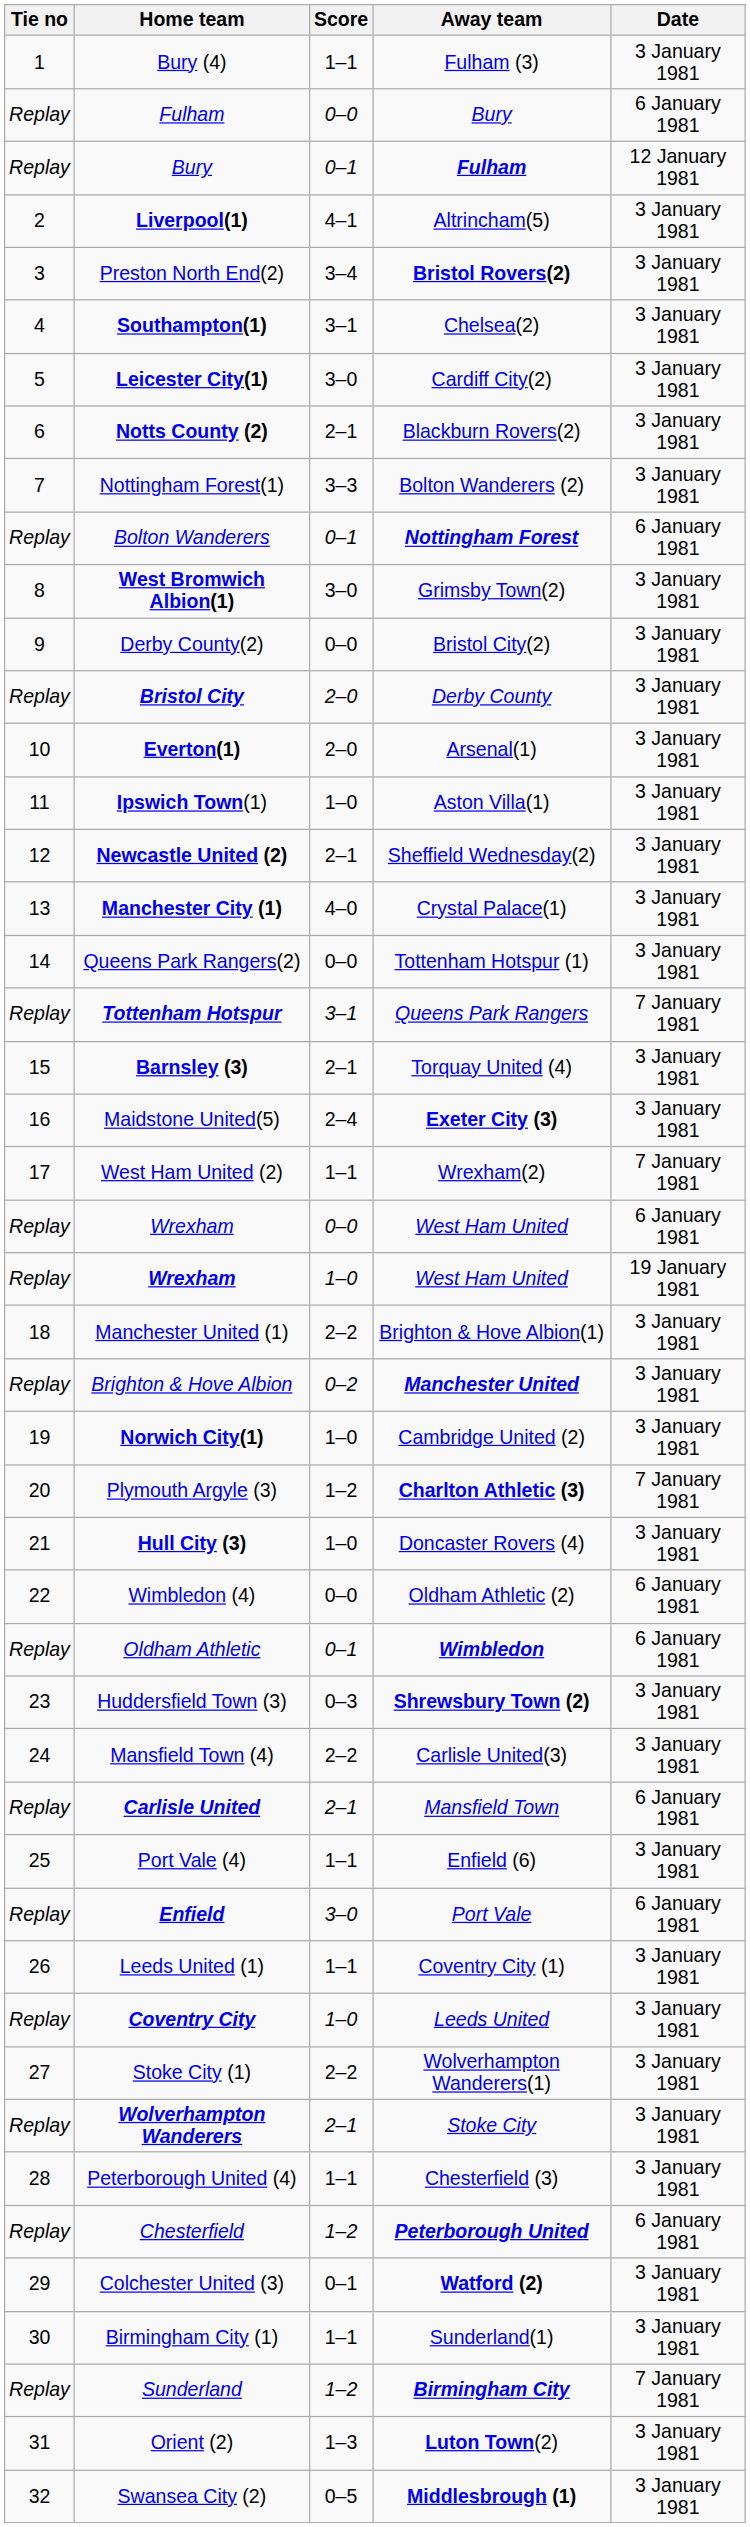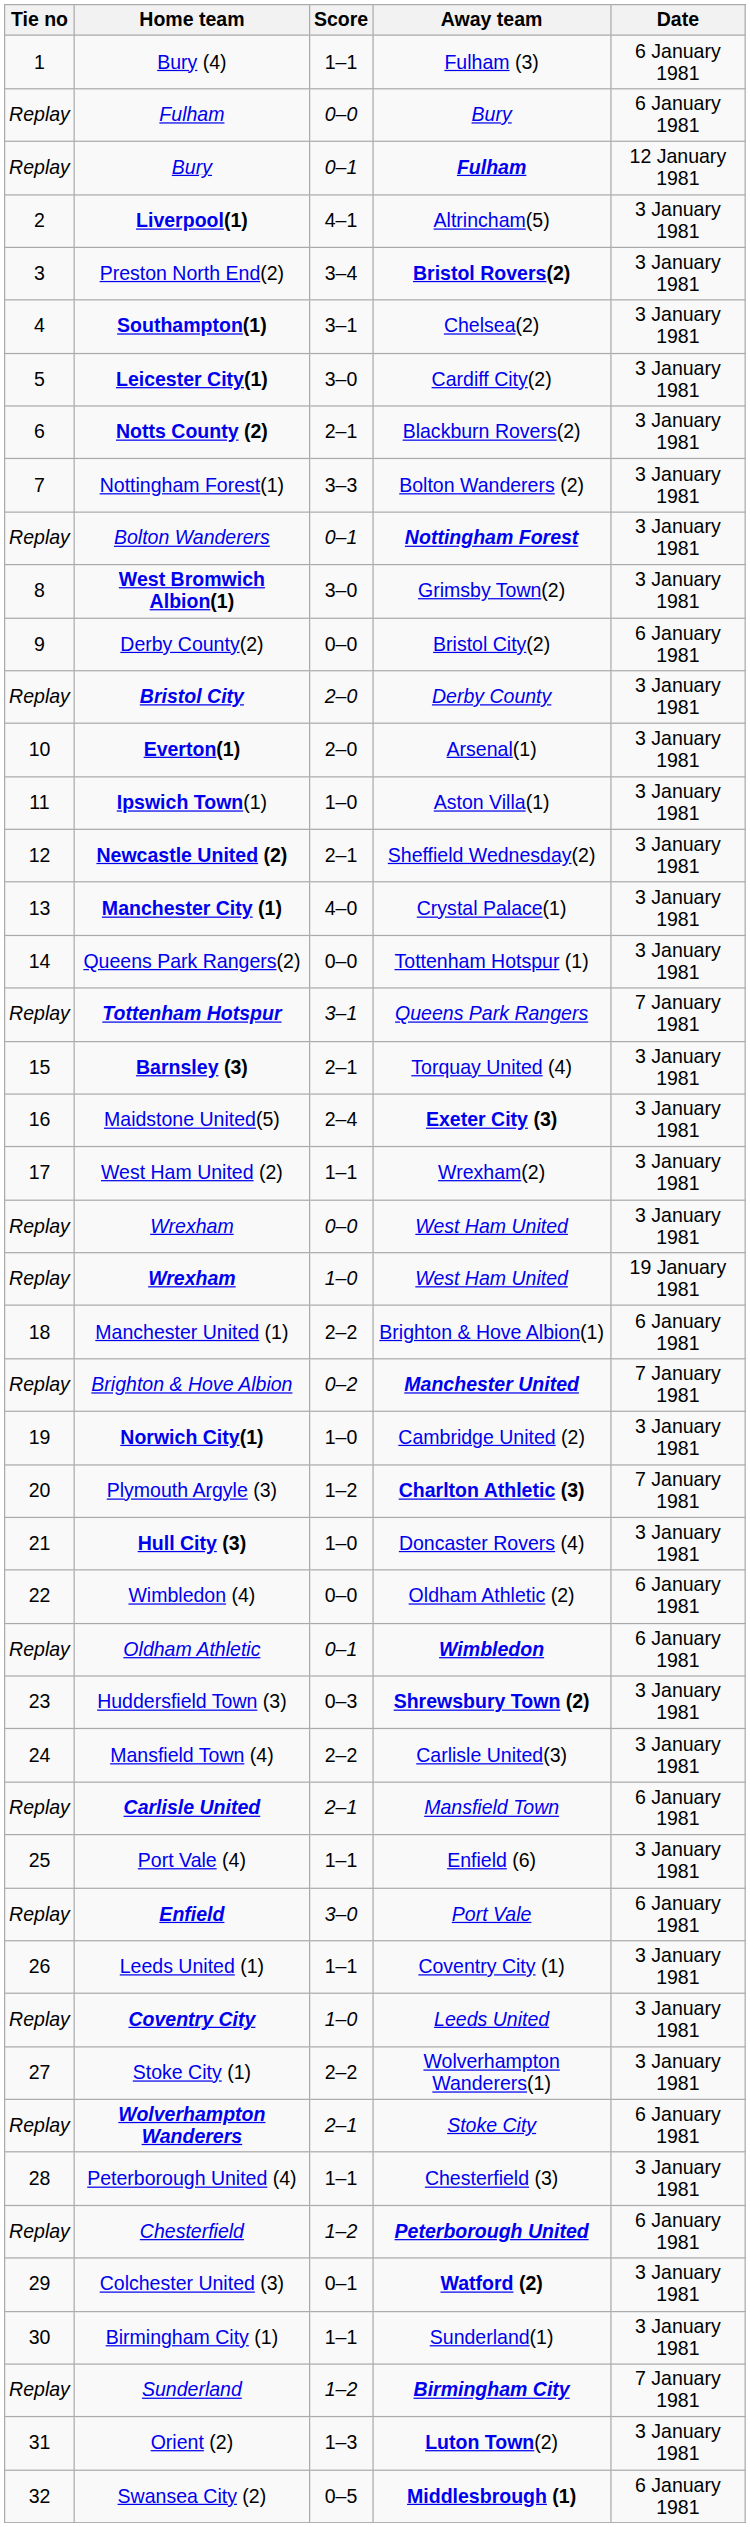(678, 61) 3 January 1981 -> (678, 61) 6 January 1981
(678, 538) 6 January 1981 -> (678, 538) 3 January 1981
(678, 644) 3 January 1981 -> (678, 644) 6 January 1981
(678, 1173) 7 January 1981 -> (678, 1173) 3 January 1981
(678, 1226) 6 January 1981 -> (678, 1226) 3 January 1981
(678, 1331) 3 January 1981 -> (678, 1331) 6 January 1981
(678, 1384) 3 January 1981 -> (678, 1384) 7 January 1981
(678, 2125) 3 January 1981 -> (678, 2125) 6 January 1981
(678, 2496) 3 January 1981 -> (678, 2496) 6 January 1981
